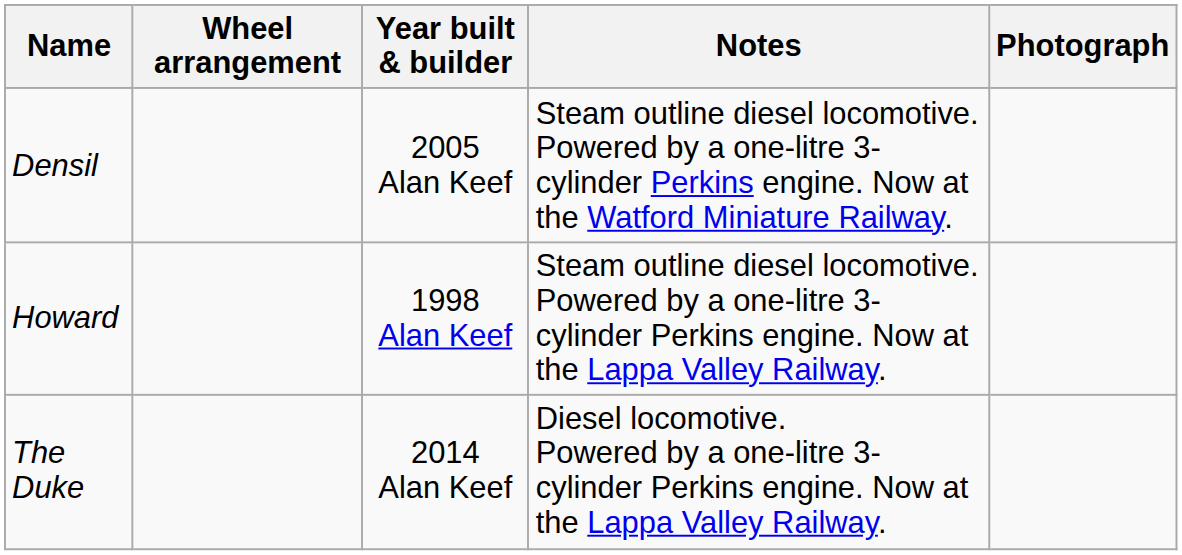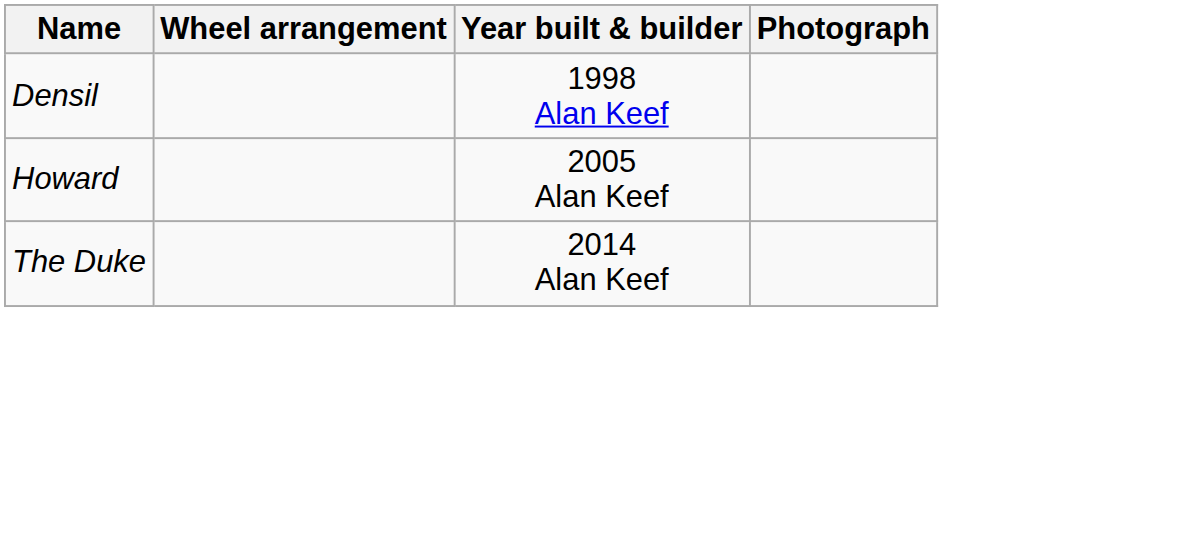- column: (759, 46)
(445, 164) 2005 Alan Keef -> (602, 95) 1998 Alan Keef
(445, 318) 1998 Alan Keef -> (602, 179) 2005 Alan Keef
